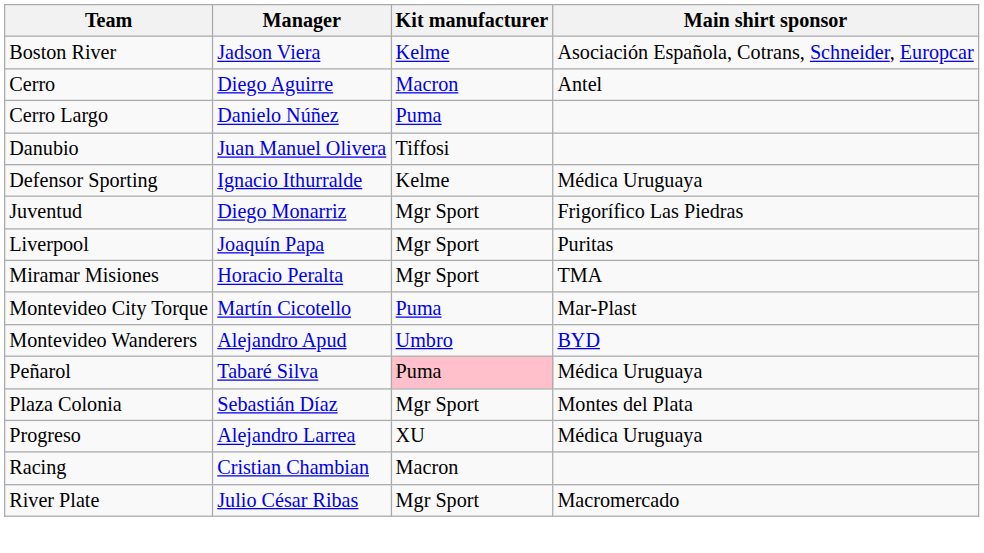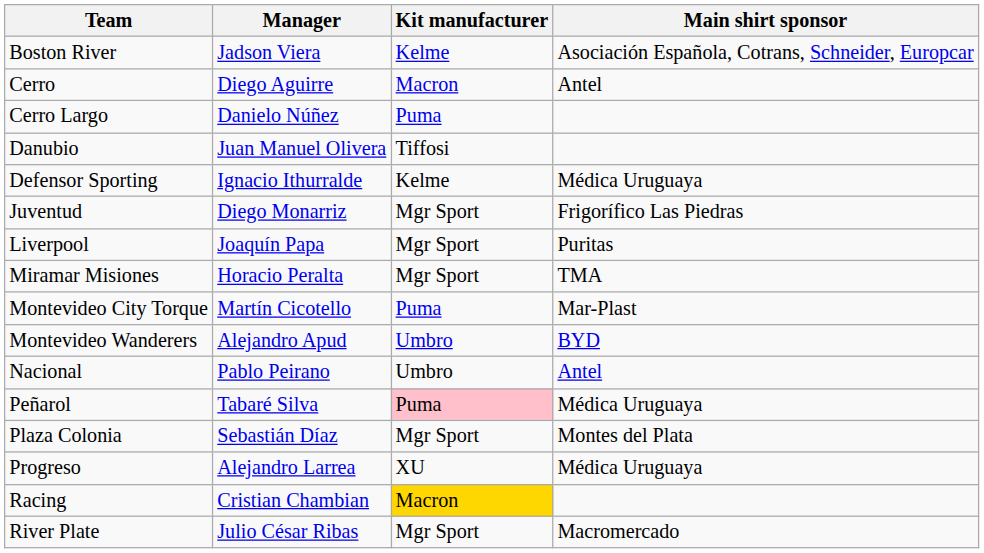+ row: (46, 372)
(427, 468) no background -> (427, 500) gold background
